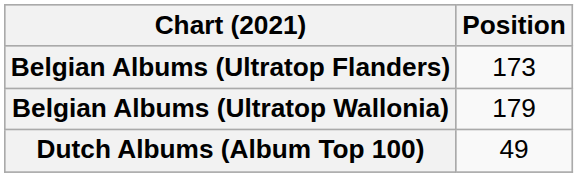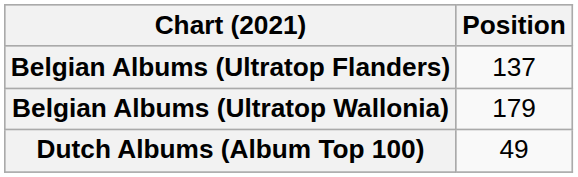(514, 66) 173 -> (514, 66) 137
